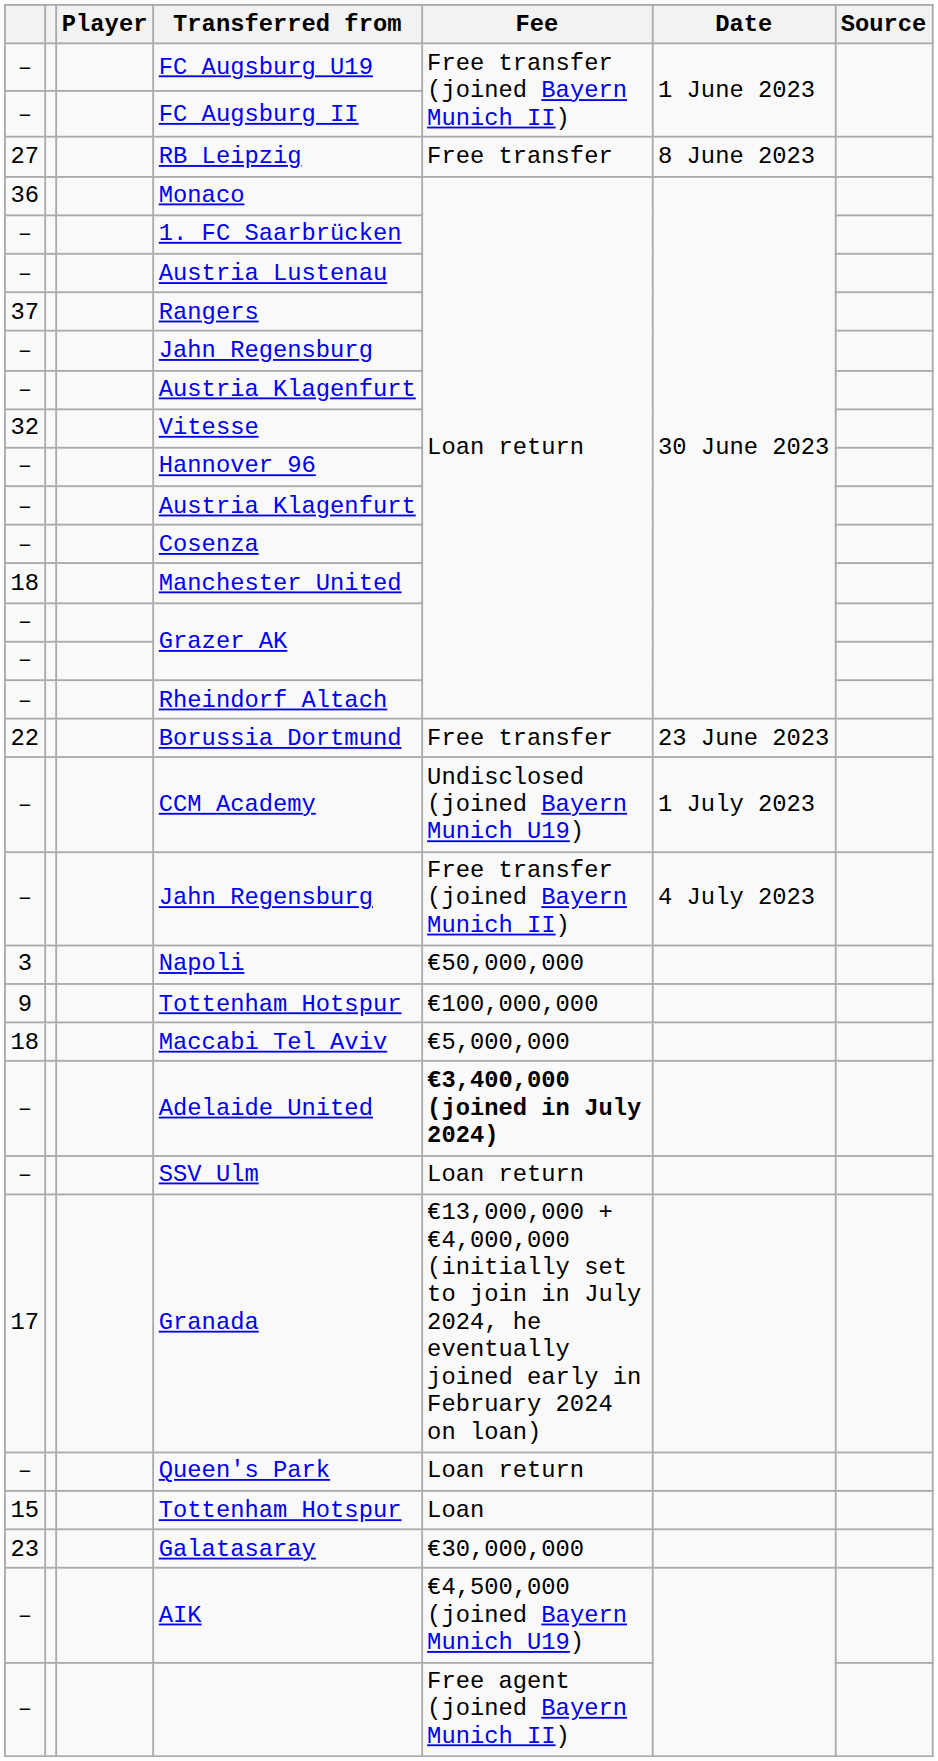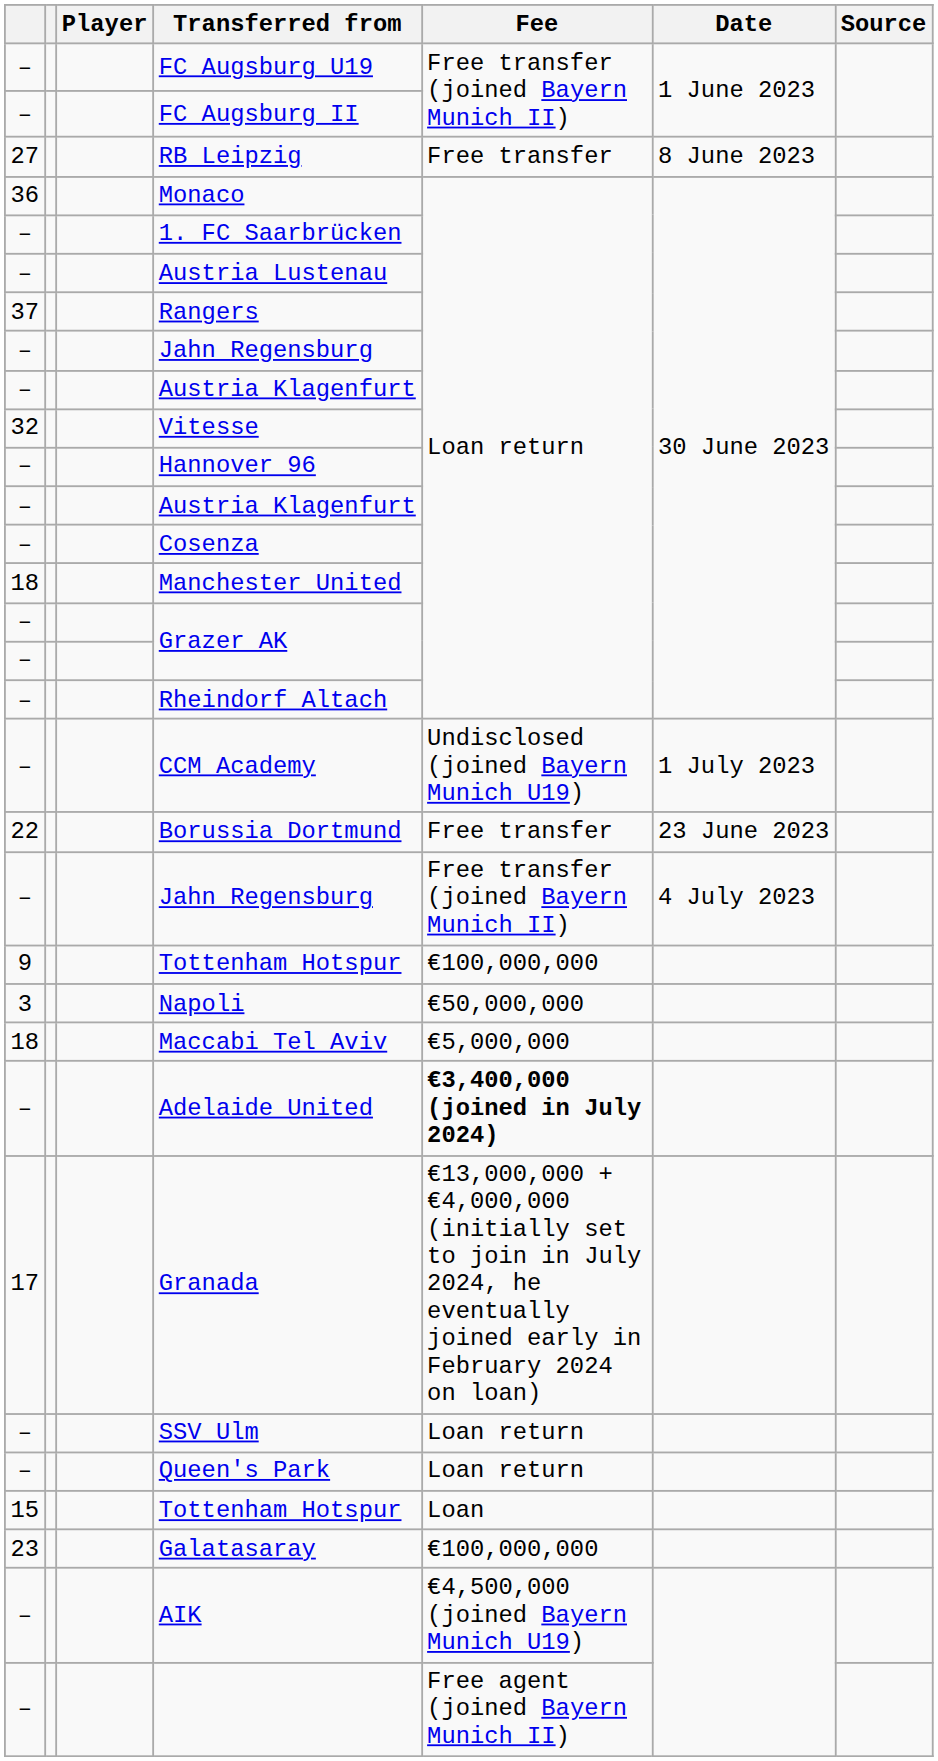rows swapped: (25, 738) <-> (25, 805)
rows swapped: (25, 964) <-> (25, 1003)
rows swapped: (25, 1323) <-> (25, 1174)
(506, 1549) €30,000,000 -> (513, 1549) €100,000,000
